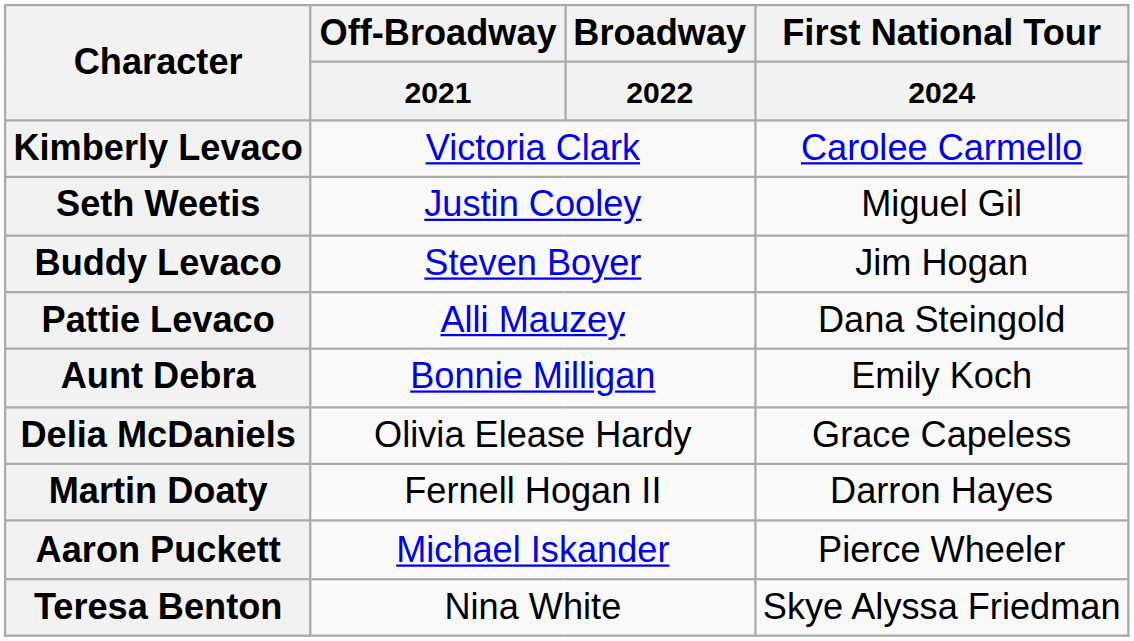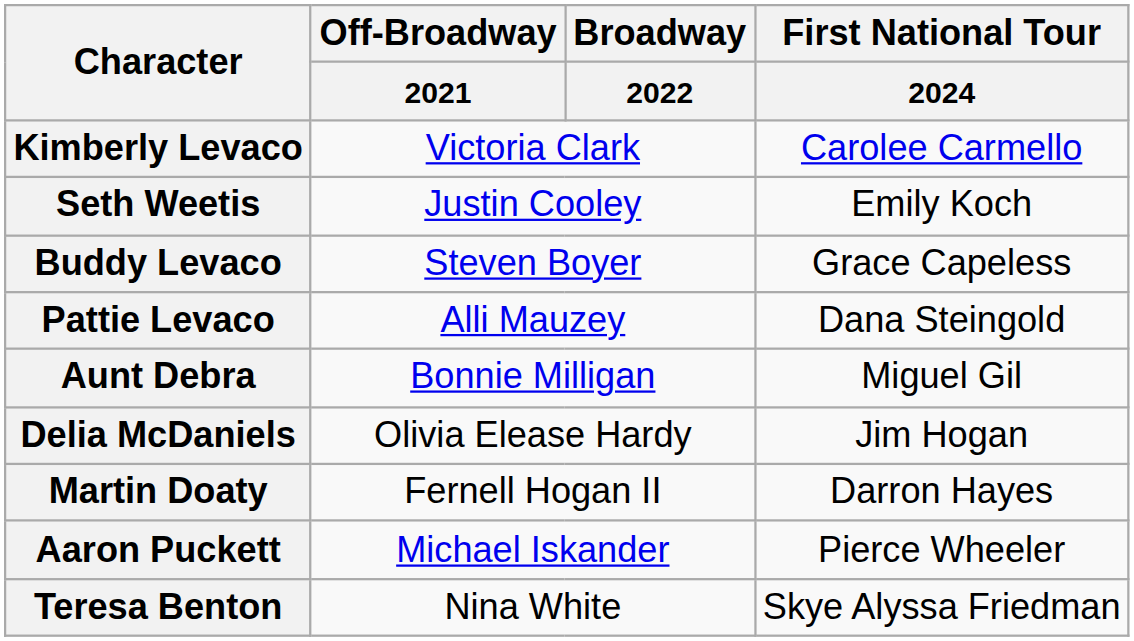(942, 205) Miguel Gil -> (942, 205) Emily Koch
(942, 262) Jim Hogan -> (942, 262) Grace Capeless
(942, 377) Emily Koch -> (942, 377) Miguel Gil
(942, 434) Grace Capeless -> (942, 434) Jim Hogan
